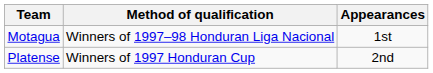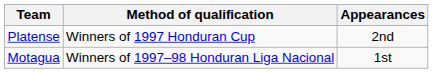rows swapped: (34, 36) <-> (34, 57)
